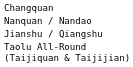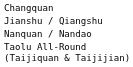rows swapped: (53, 34) <-> (48, 21)
